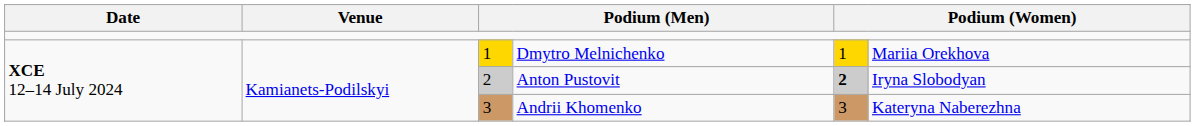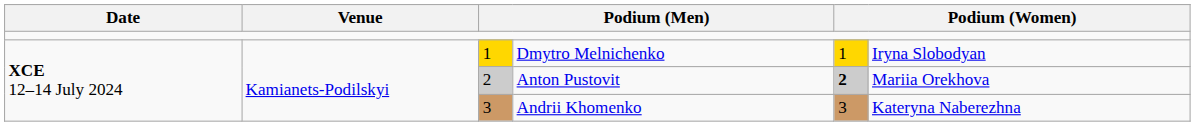(931, 53) Mariia Orekhova -> (929, 53) Iryna Slobodyan
(929, 80) Iryna Slobodyan -> (931, 80) Mariia Orekhova
